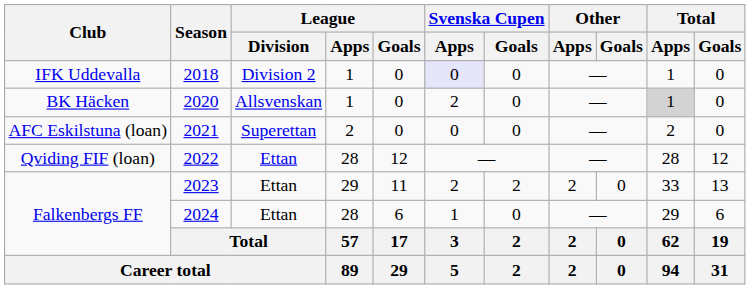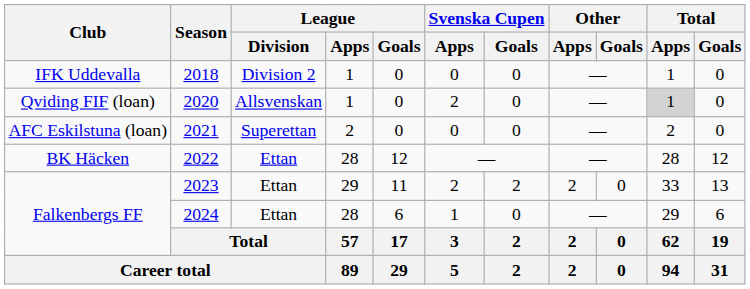(454, 74) lavender background -> (454, 74) no background
(88, 102) BK Häcken -> (88, 102) Qviding FIF (loan)
(88, 158) Qviding FIF (loan) -> (88, 158) BK Häcken
